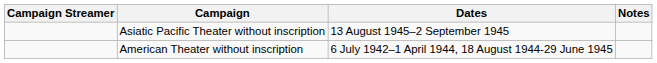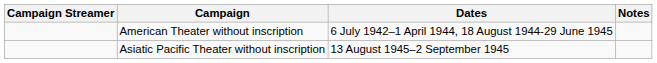rows swapped: (211, 49) <-> (222, 31)
